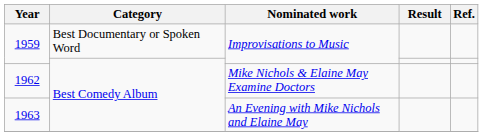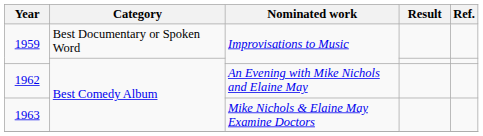(298, 80) Mike Nichols & Elaine May Examine Doctors -> (304, 80) An Evening with Mike Nichols and Elaine May
(304, 114) An Evening with Mike Nichols and Elaine May -> (298, 114) Mike Nichols & Elaine May Examine Doctors
